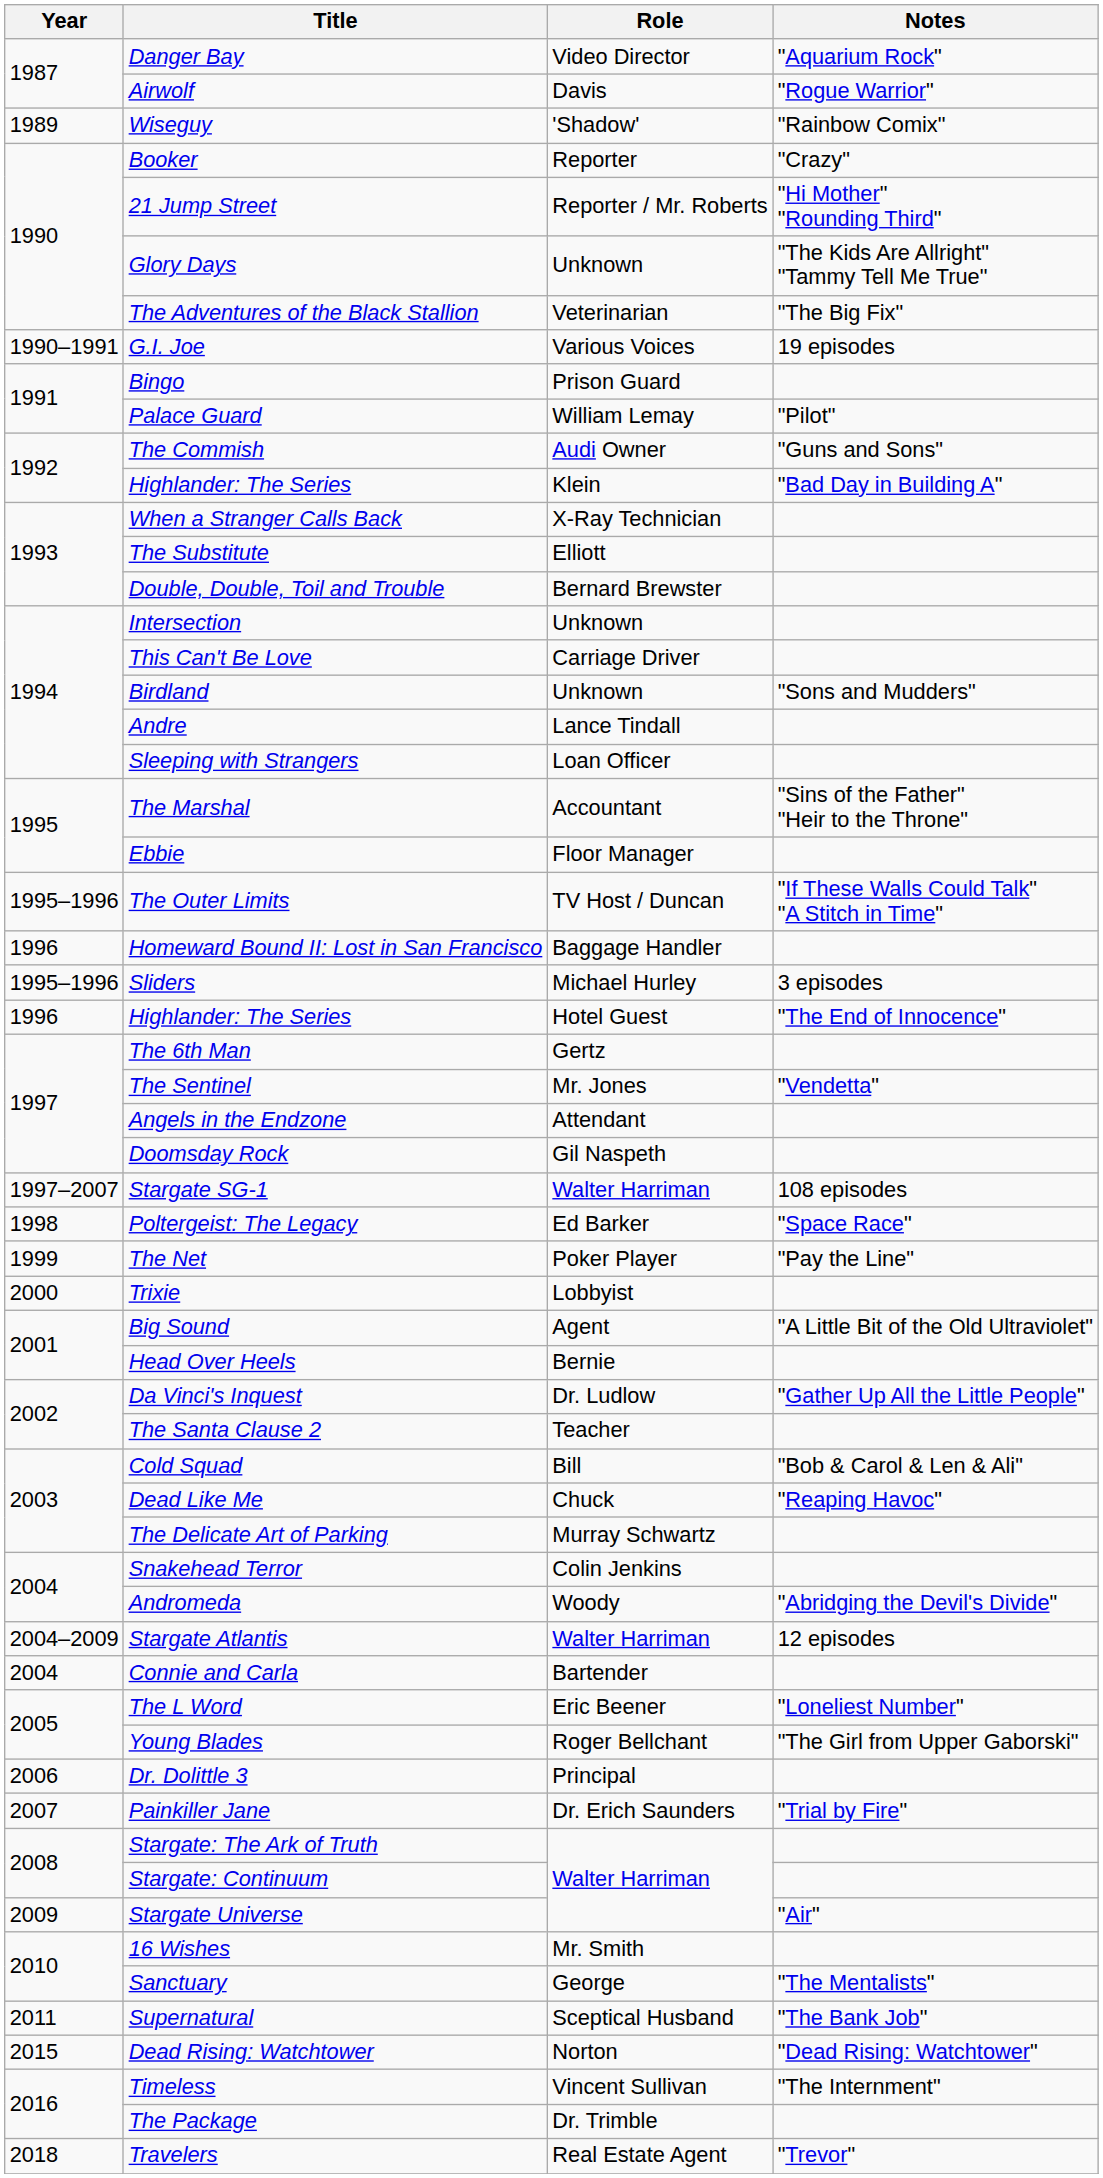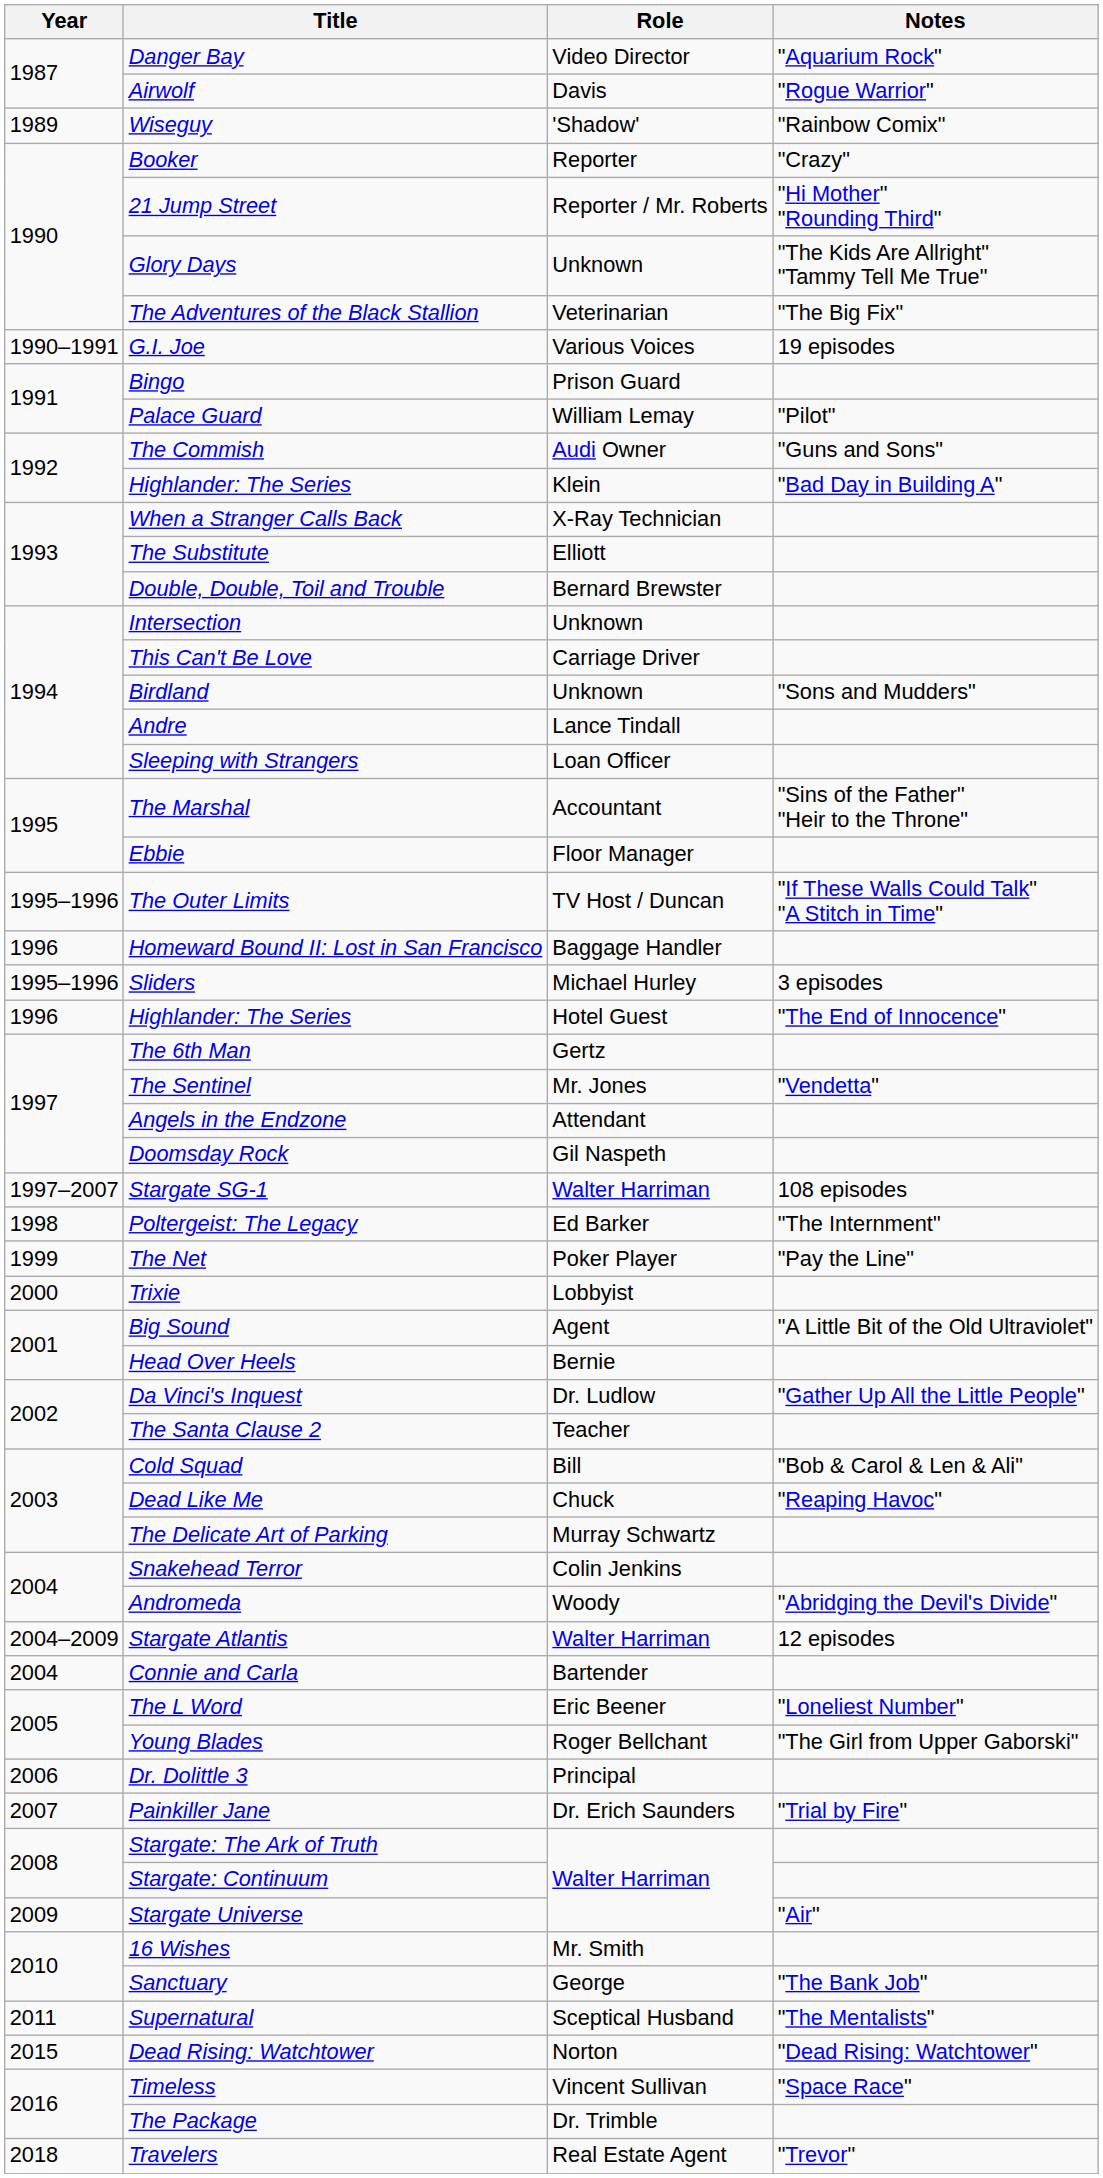(845, 1223) "Space Race" -> (859, 1223) "The Internment"
(856, 1983) "The Mentalists" -> (853, 1983) "The Bank Job"
(853, 2017) "The Bank Job" -> (856, 2017) "The Mentalists"
(859, 2086) "The Internment" -> (845, 2086) "Space Race"
